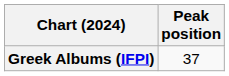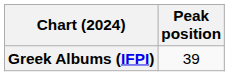(191, 58) 37 -> (191, 58) 39
